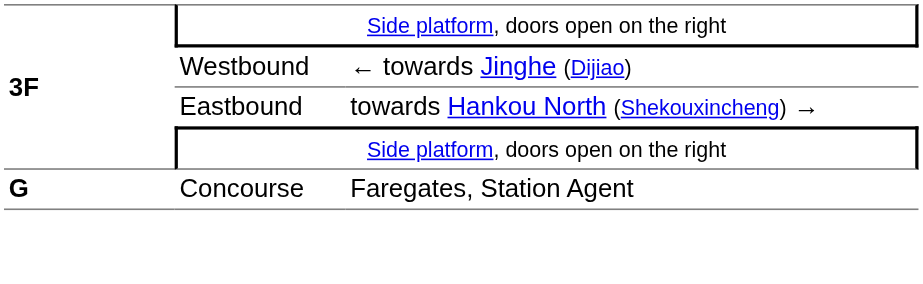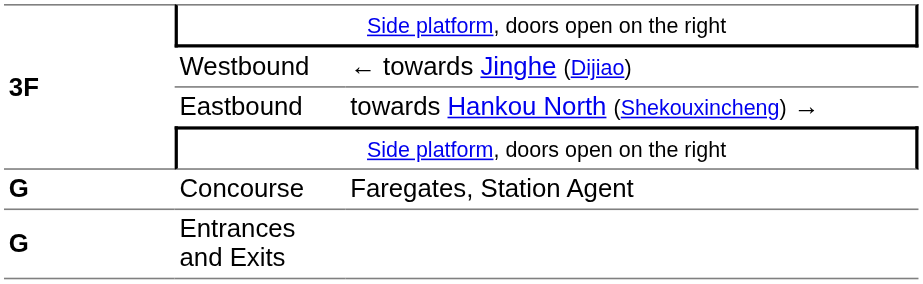+ row: (237, 243)
